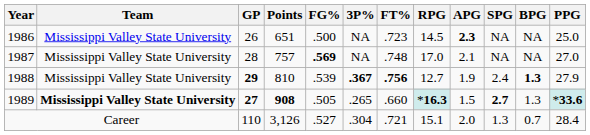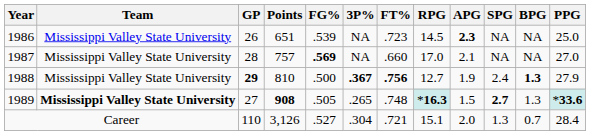(324, 36) .500 -> (324, 36) .539
(396, 57) .748 -> (396, 57) .660
(324, 78) .539 -> (324, 78) .500
(251, 99) bold -> (251, 99) normal
(396, 99) .660 -> (396, 99) .748
